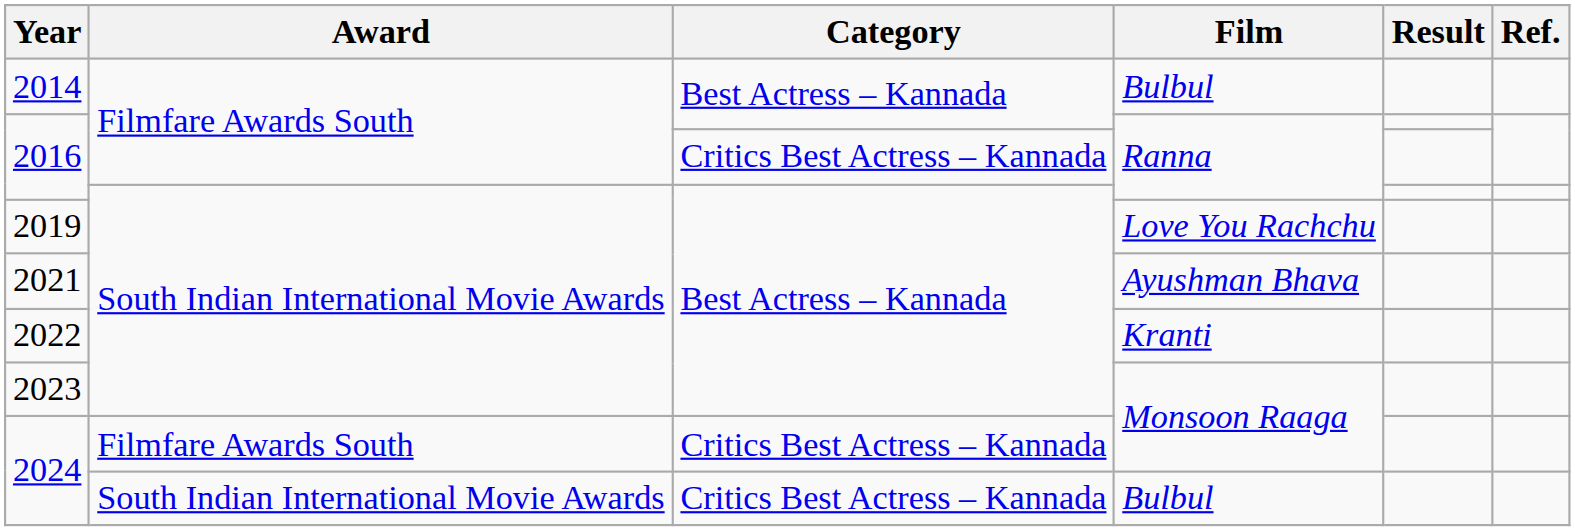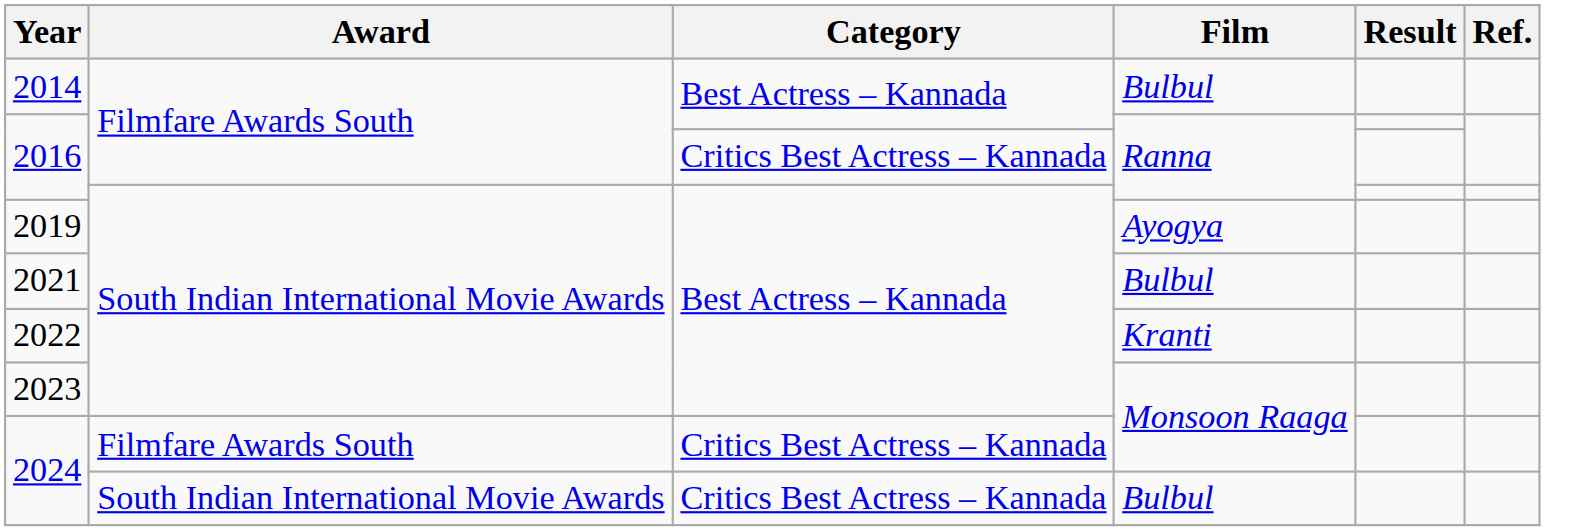(1249, 226) Love You Rachchu -> (1173, 226) Ayogya
(1241, 280) Ayushman Bhava -> (1168, 280) Bulbul
